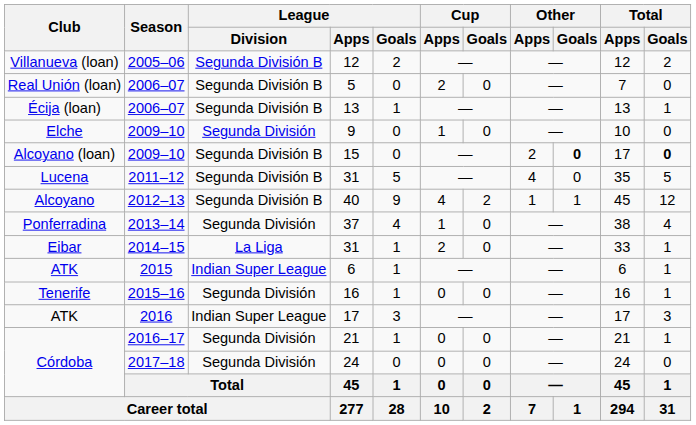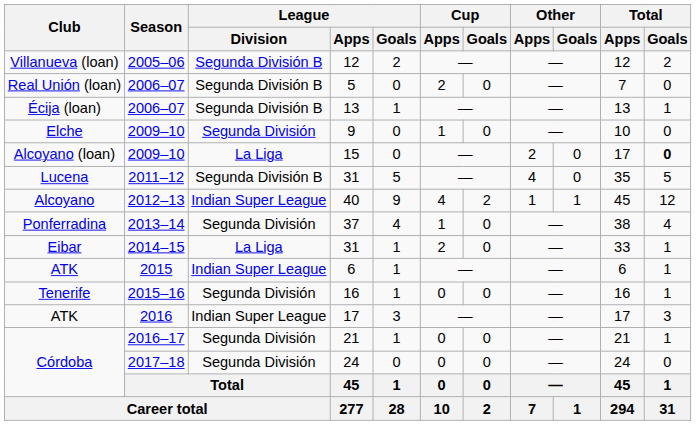(259, 154) Segunda División B -> (259, 154) La Liga
(577, 154) bold -> (577, 154) normal
(259, 200) Segunda División B -> (259, 200) Indian Super League
